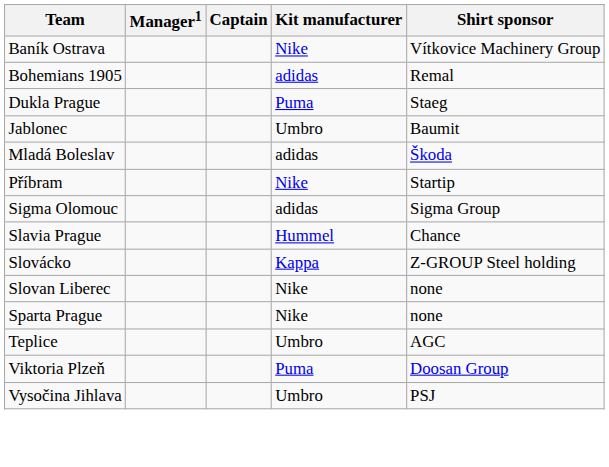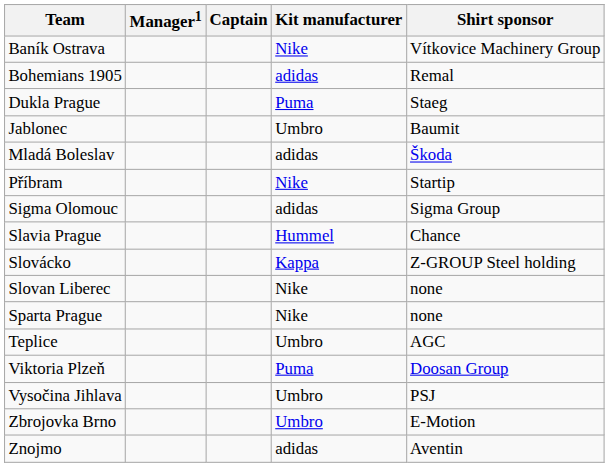+ row: (62, 422)
+ row: (35, 448)
